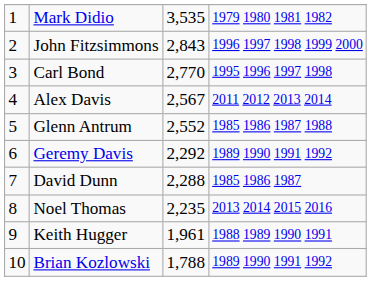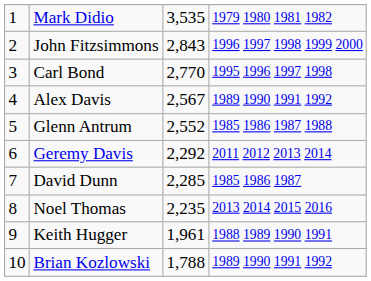(272, 99) 2011 2012 2013 2014 -> (272, 99) 1989 1990 1991 1992
(272, 153) 1989 1990 1991 1992 -> (272, 153) 2011 2012 2013 2014
(186, 180) 2,288 -> (186, 180) 2,285
